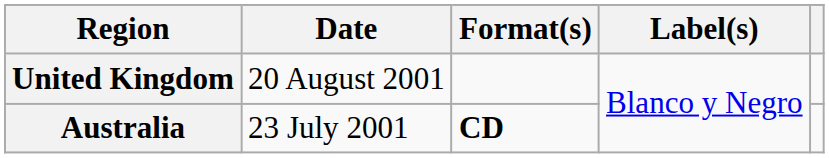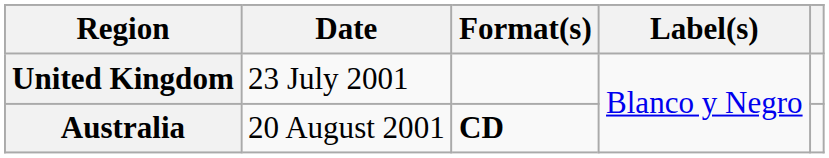(346, 78) 20 August 2001 -> (328, 78) 23 July 2001
(328, 127) 23 July 2001 -> (346, 127) 20 August 2001
